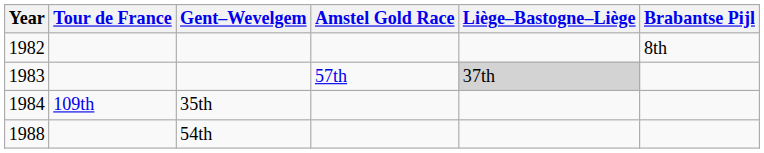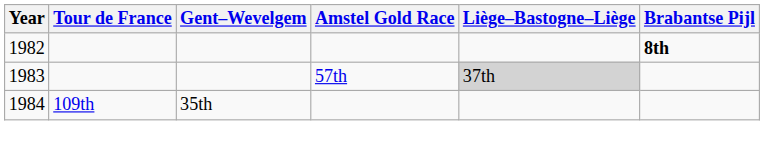(656, 47) normal -> (657, 47) bold
- row: (27, 133)
